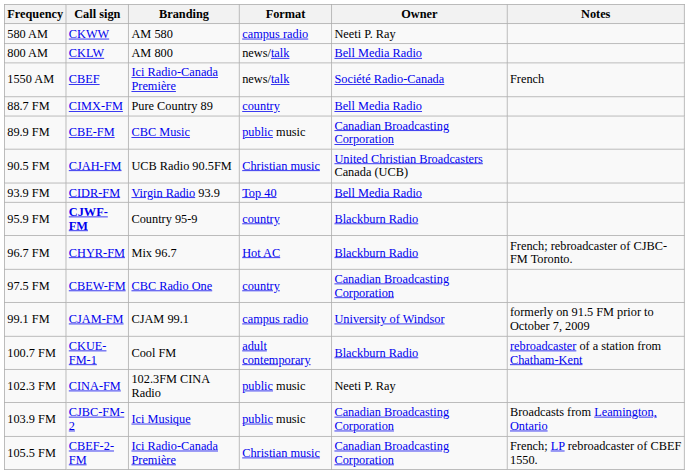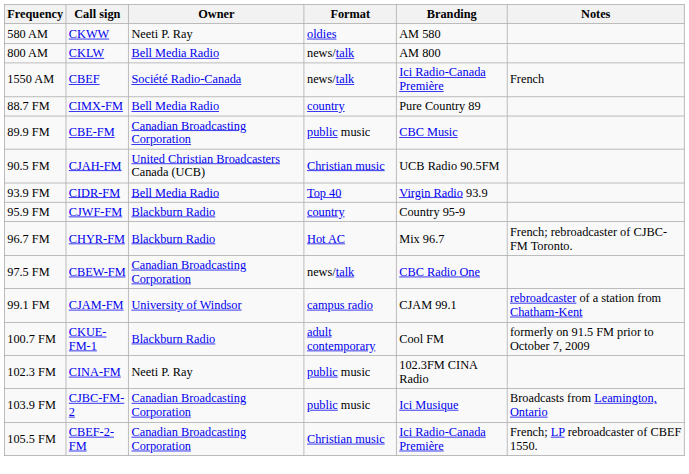columns swapped: (184, 14) <-> (419, 14)
(275, 33) campus radio -> (322, 33) oldies
(88, 219) bold -> (96, 212) normal
(261, 285) country -> (331, 272) news/talk
(582, 319) formerly on 91.5 FM prior to October 7, 2009 -> (586, 305) rebroadcaster of a station from Chatham-Kent
(586, 352) rebroadcaster of a station from Chatham-Kent -> (582, 338) formerly on 91.5 FM prior to October 7, 2009
